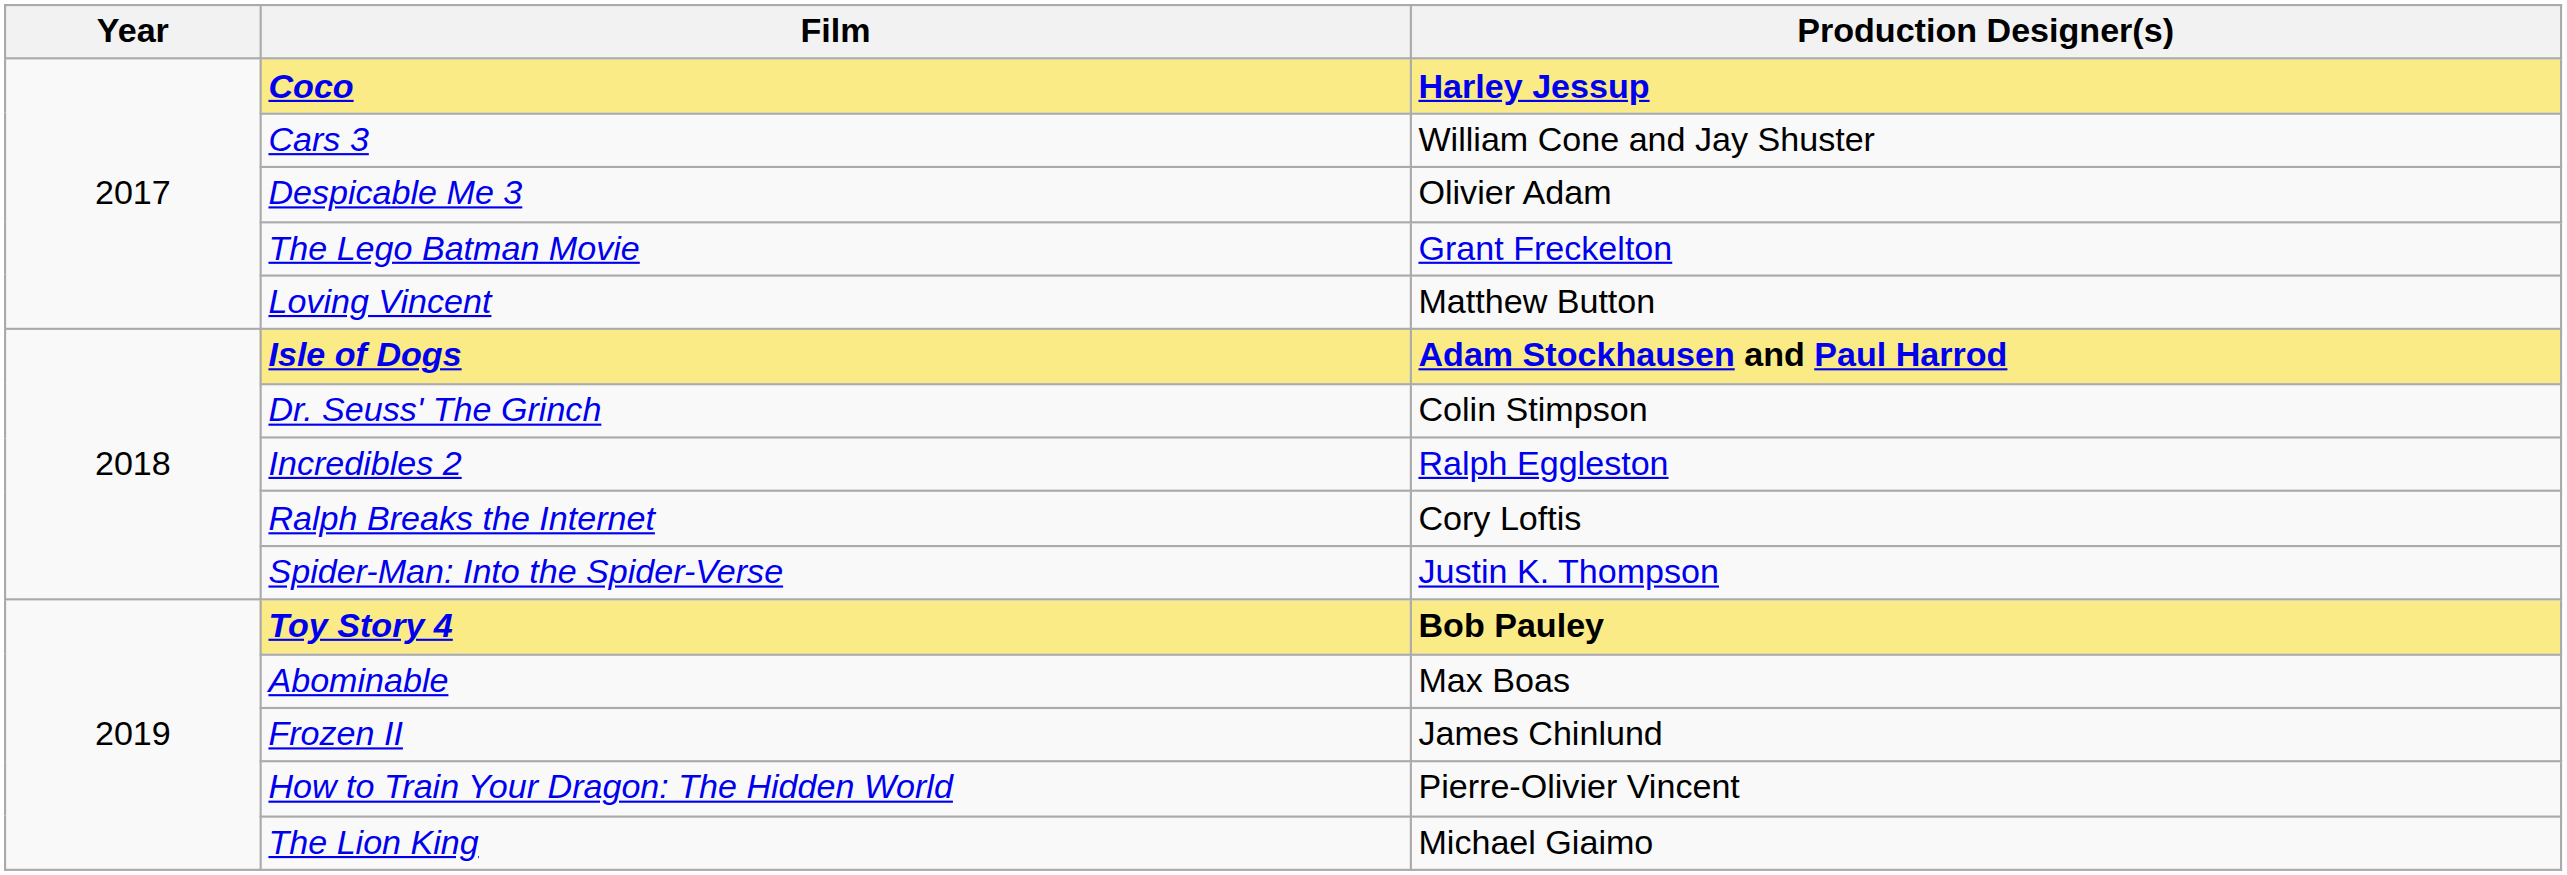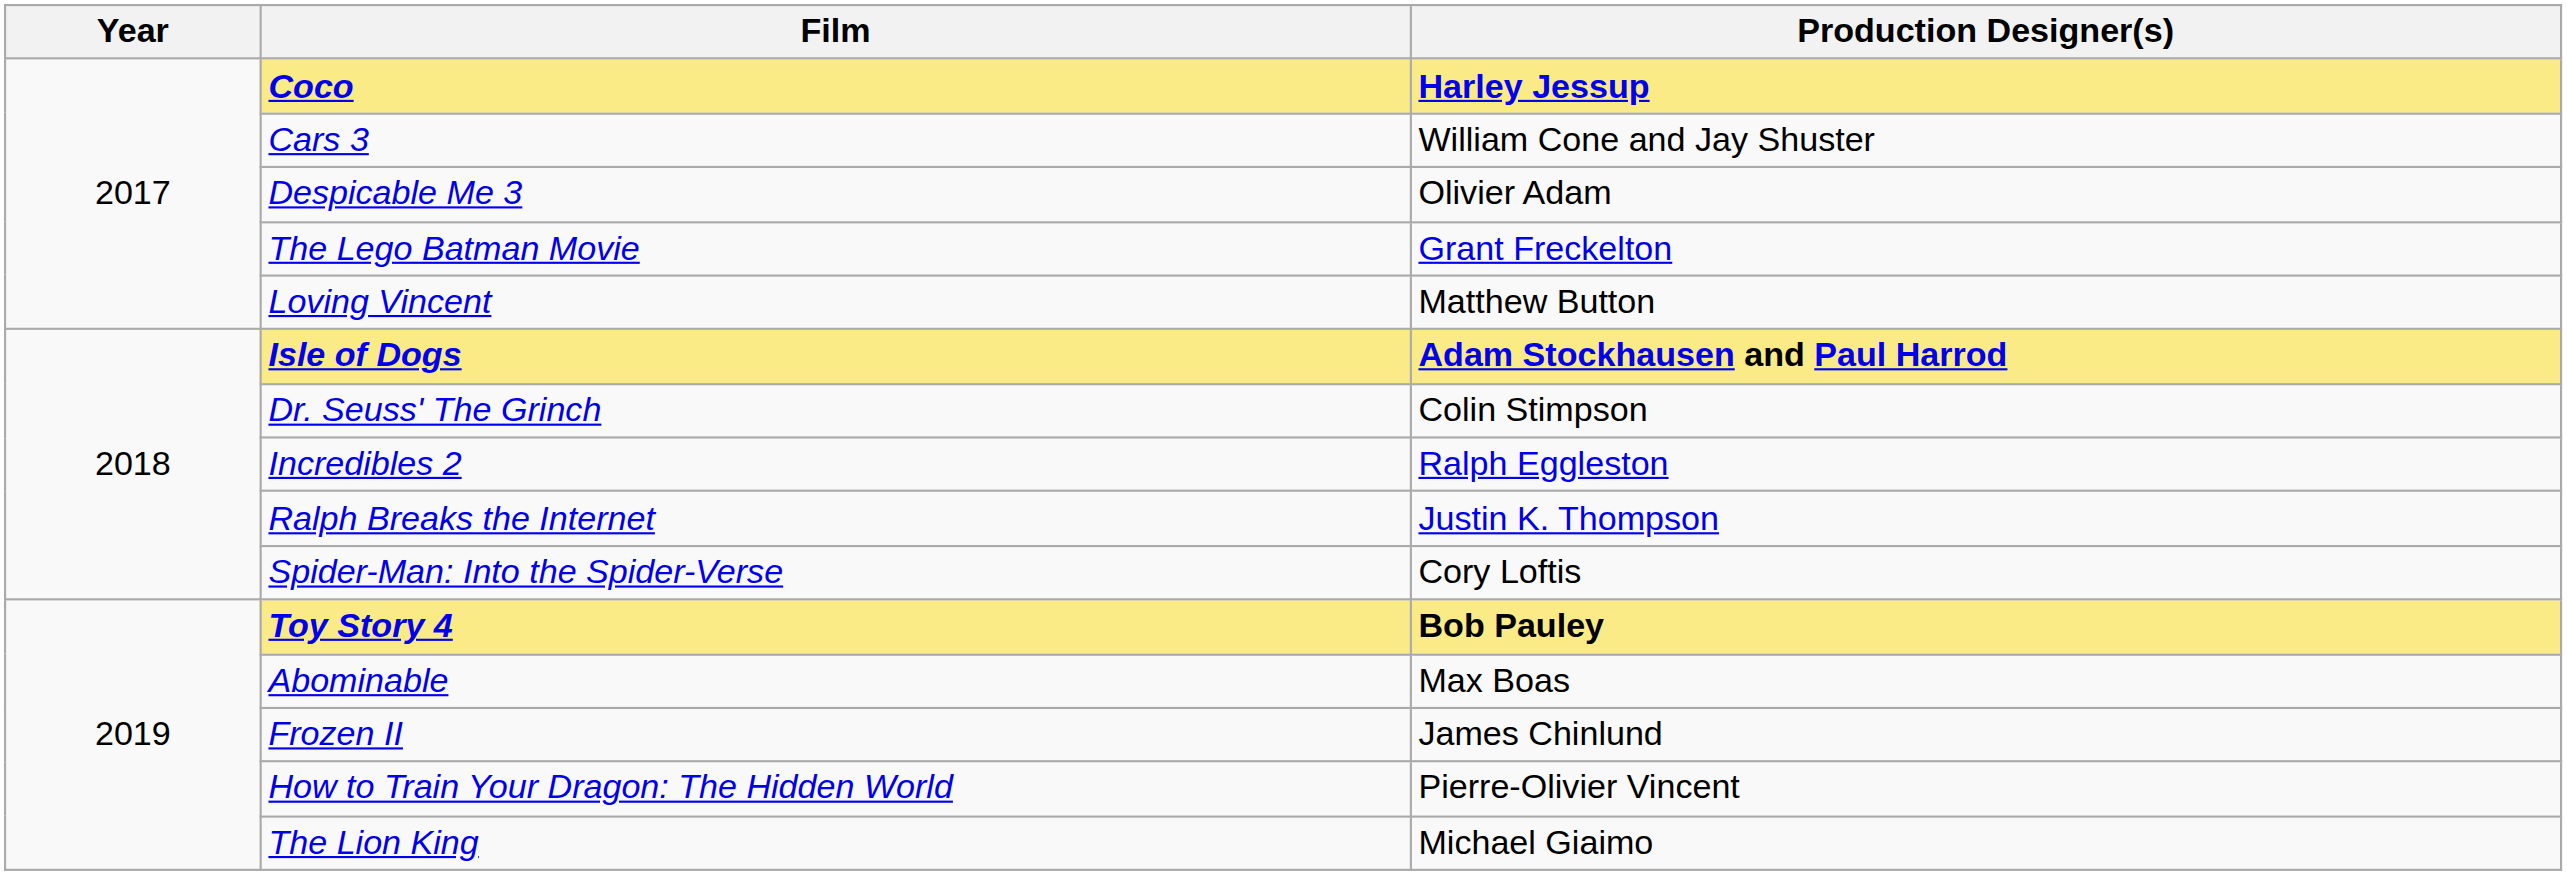(1500, 517) Cory Loftis -> (1569, 517) Justin K. Thompson
(1569, 572) Justin K. Thompson -> (1500, 572) Cory Loftis
